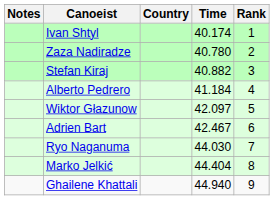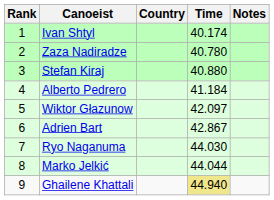columns swapped: (251, 14) <-> (24, 14)
(213, 71) 40.882 -> (209, 71) 40.880
(213, 128) 42.467 -> (209, 128) 42.867
(213, 166) 44.404 -> (209, 166) 44.044
(213, 185) no background -> (209, 185) khaki background
